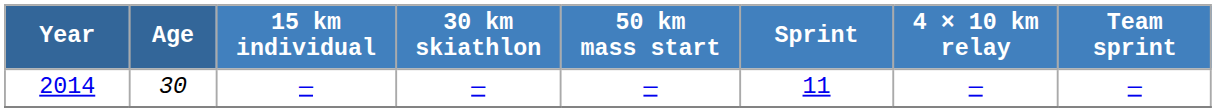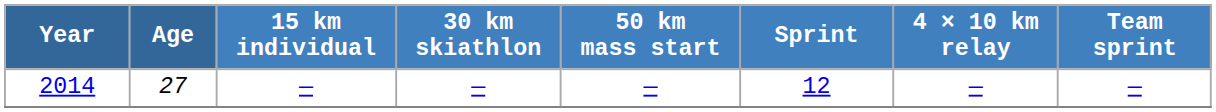(173, 88) 30 -> (173, 88) 27
(817, 88) 11 -> (817, 88) 12
